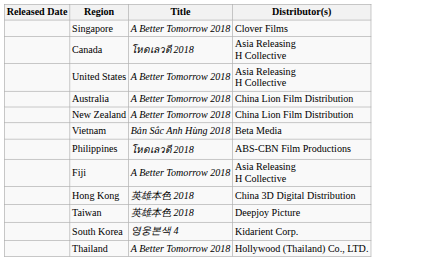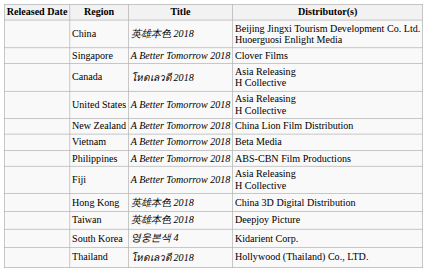+ row: (84, 34)
- row: (91, 99)
(180, 131) Bản Sắc Anh Hùng 2018 -> (181, 142) A Better Tomorrow 2018
(162, 149) โหดเลวดี 2018 -> (181, 158) A Better Tomorrow 2018
(181, 248) A Better Tomorrow 2018 -> (162, 257) โหดเลวดี 2018
